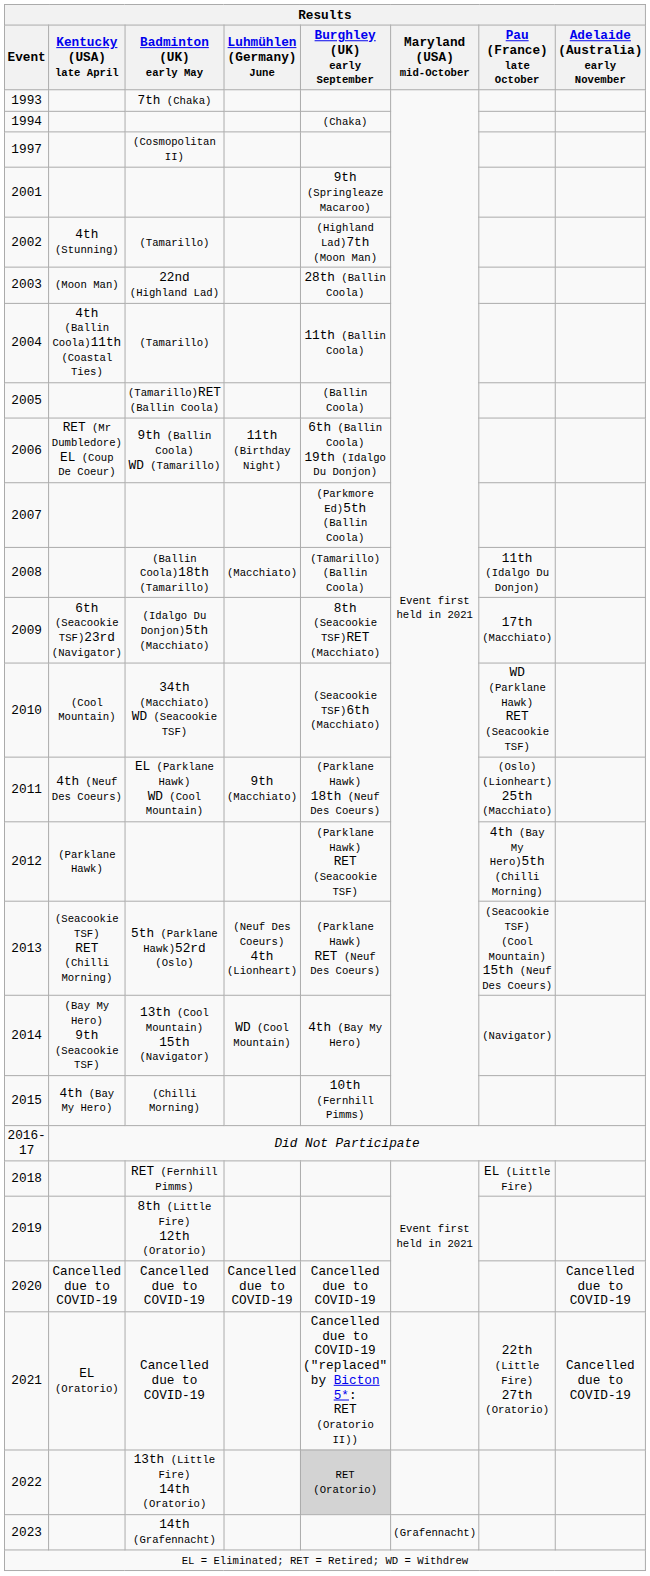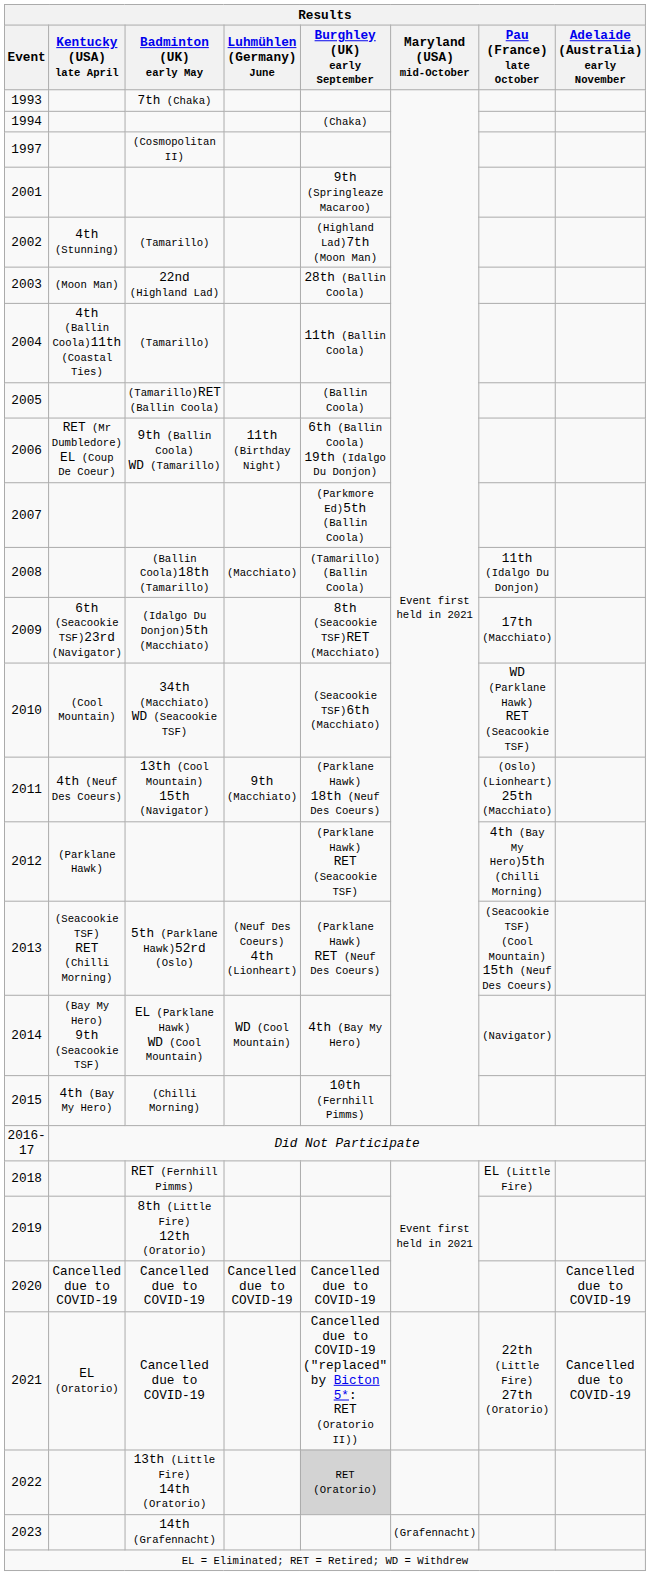(174, 789) EL (Parklane Hawk) WD (Cool Mountain) -> (174, 789) 13th (Cool Mountain) 15th (Navigator)
(174, 1035) 13th (Cool Mountain) 15th (Navigator) -> (174, 1035) EL (Parklane Hawk) WD (Cool Mountain)
